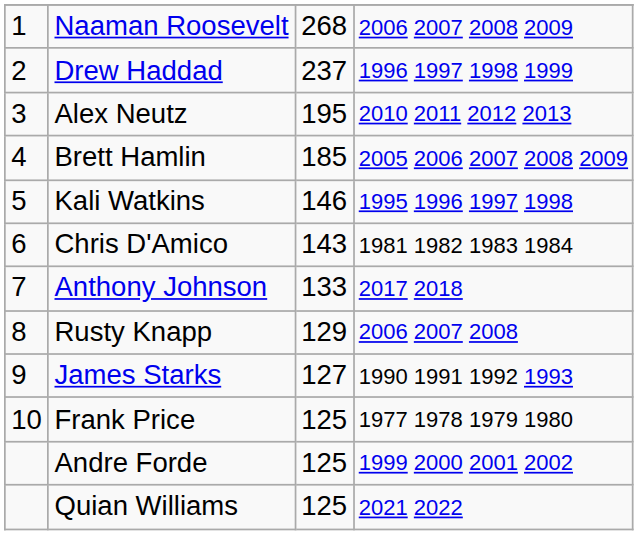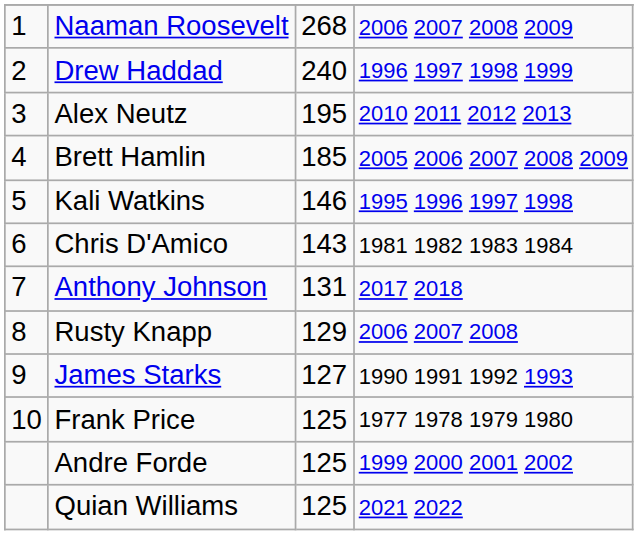(324, 69) 237 -> (324, 69) 240
(324, 288) 133 -> (324, 288) 131
